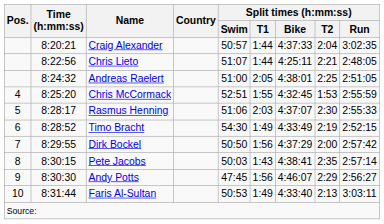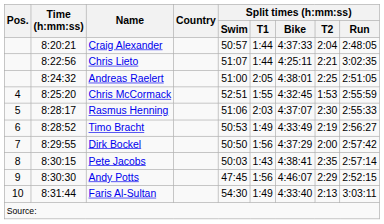(360, 45) 3:02:35 -> (360, 45) 2:48:05
(360, 62) 2:48:05 -> (360, 62) 3:02:35
(234, 128) 54:30 -> (234, 128) 50:53
(360, 128) 2:52:15 -> (360, 128) 2:56:27
(360, 177) 2:56:27 -> (360, 177) 2:52:15
(234, 194) 50:53 -> (234, 194) 54:30
